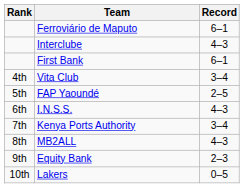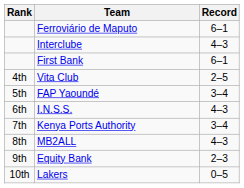(219, 77) 3–4 -> (219, 77) 2–5
(219, 93) 2–5 -> (219, 93) 3–4
